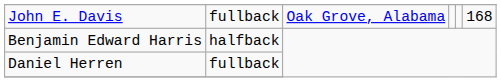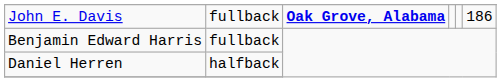(366, 17) normal -> (366, 17) bold
(479, 17) 168 -> (479, 17) 186
(244, 40) halfback -> (244, 40) fullback
(244, 64) fullback -> (244, 64) halfback
